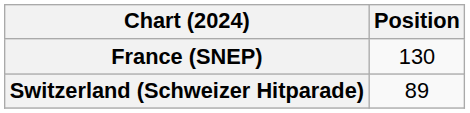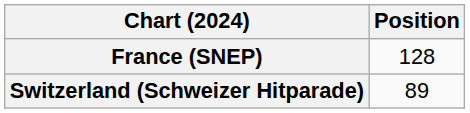(417, 56) 130 -> (417, 56) 128
